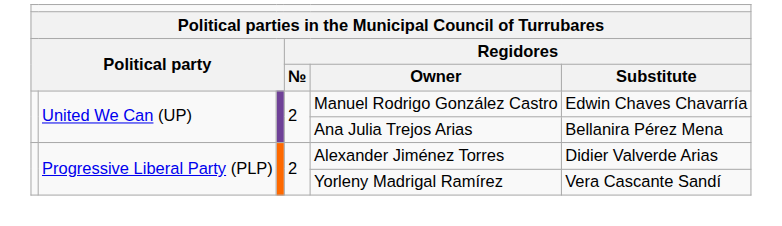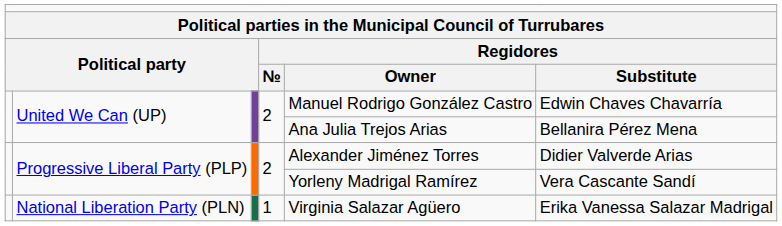+ row: (131, 208)
